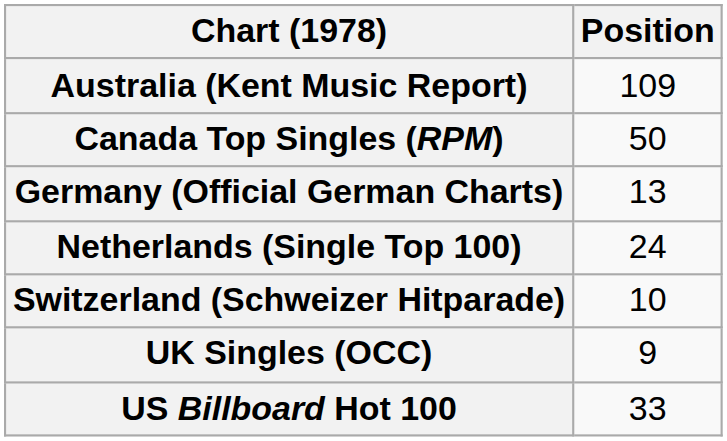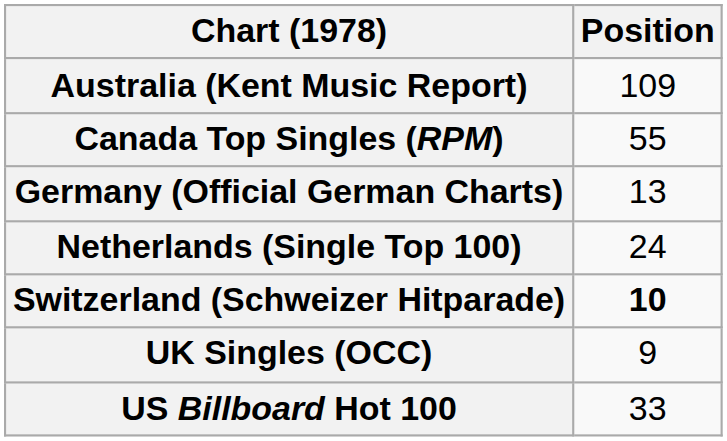(648, 138) 50 -> (648, 138) 55
(648, 300) normal -> (648, 300) bold
